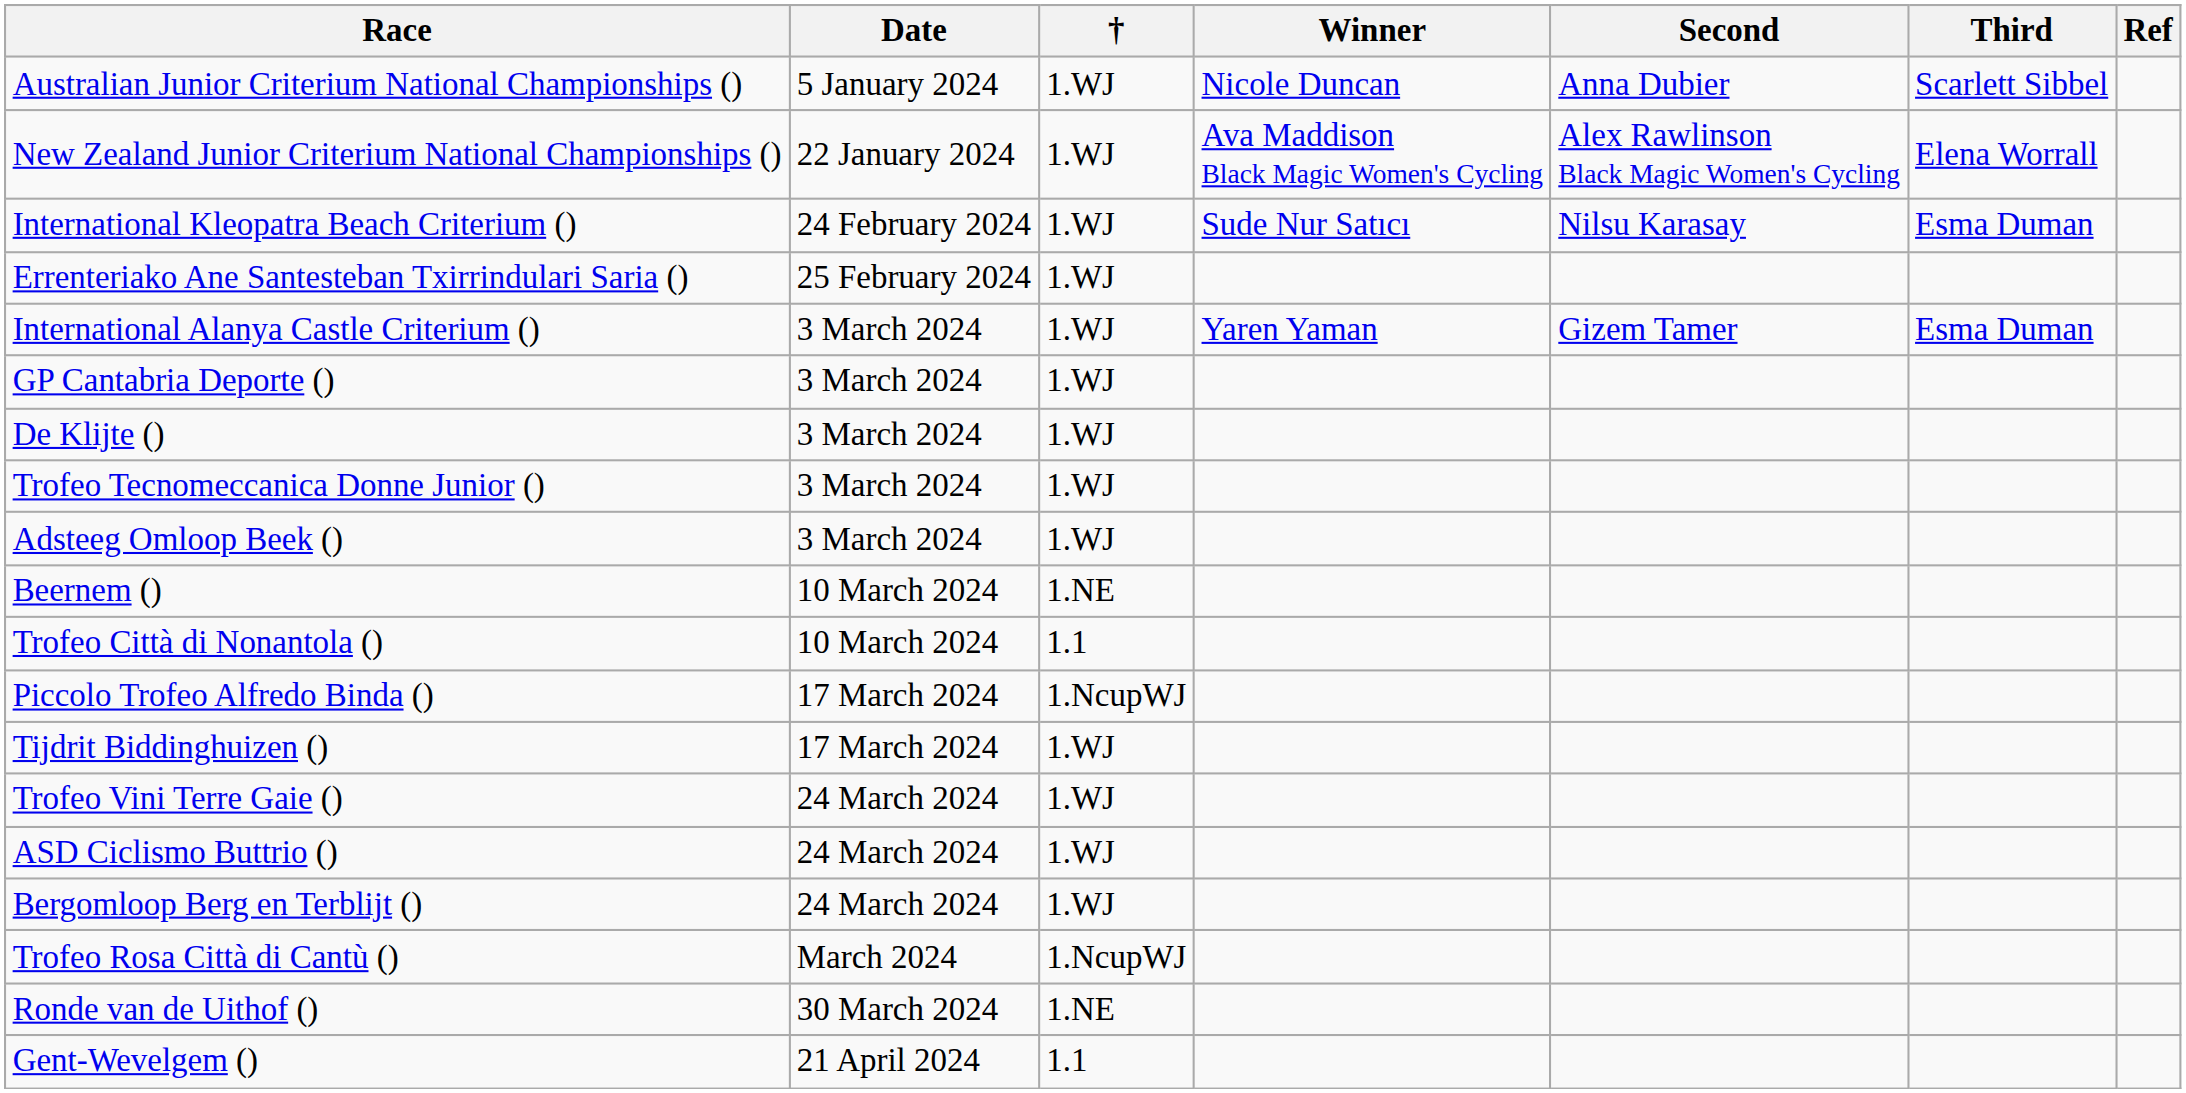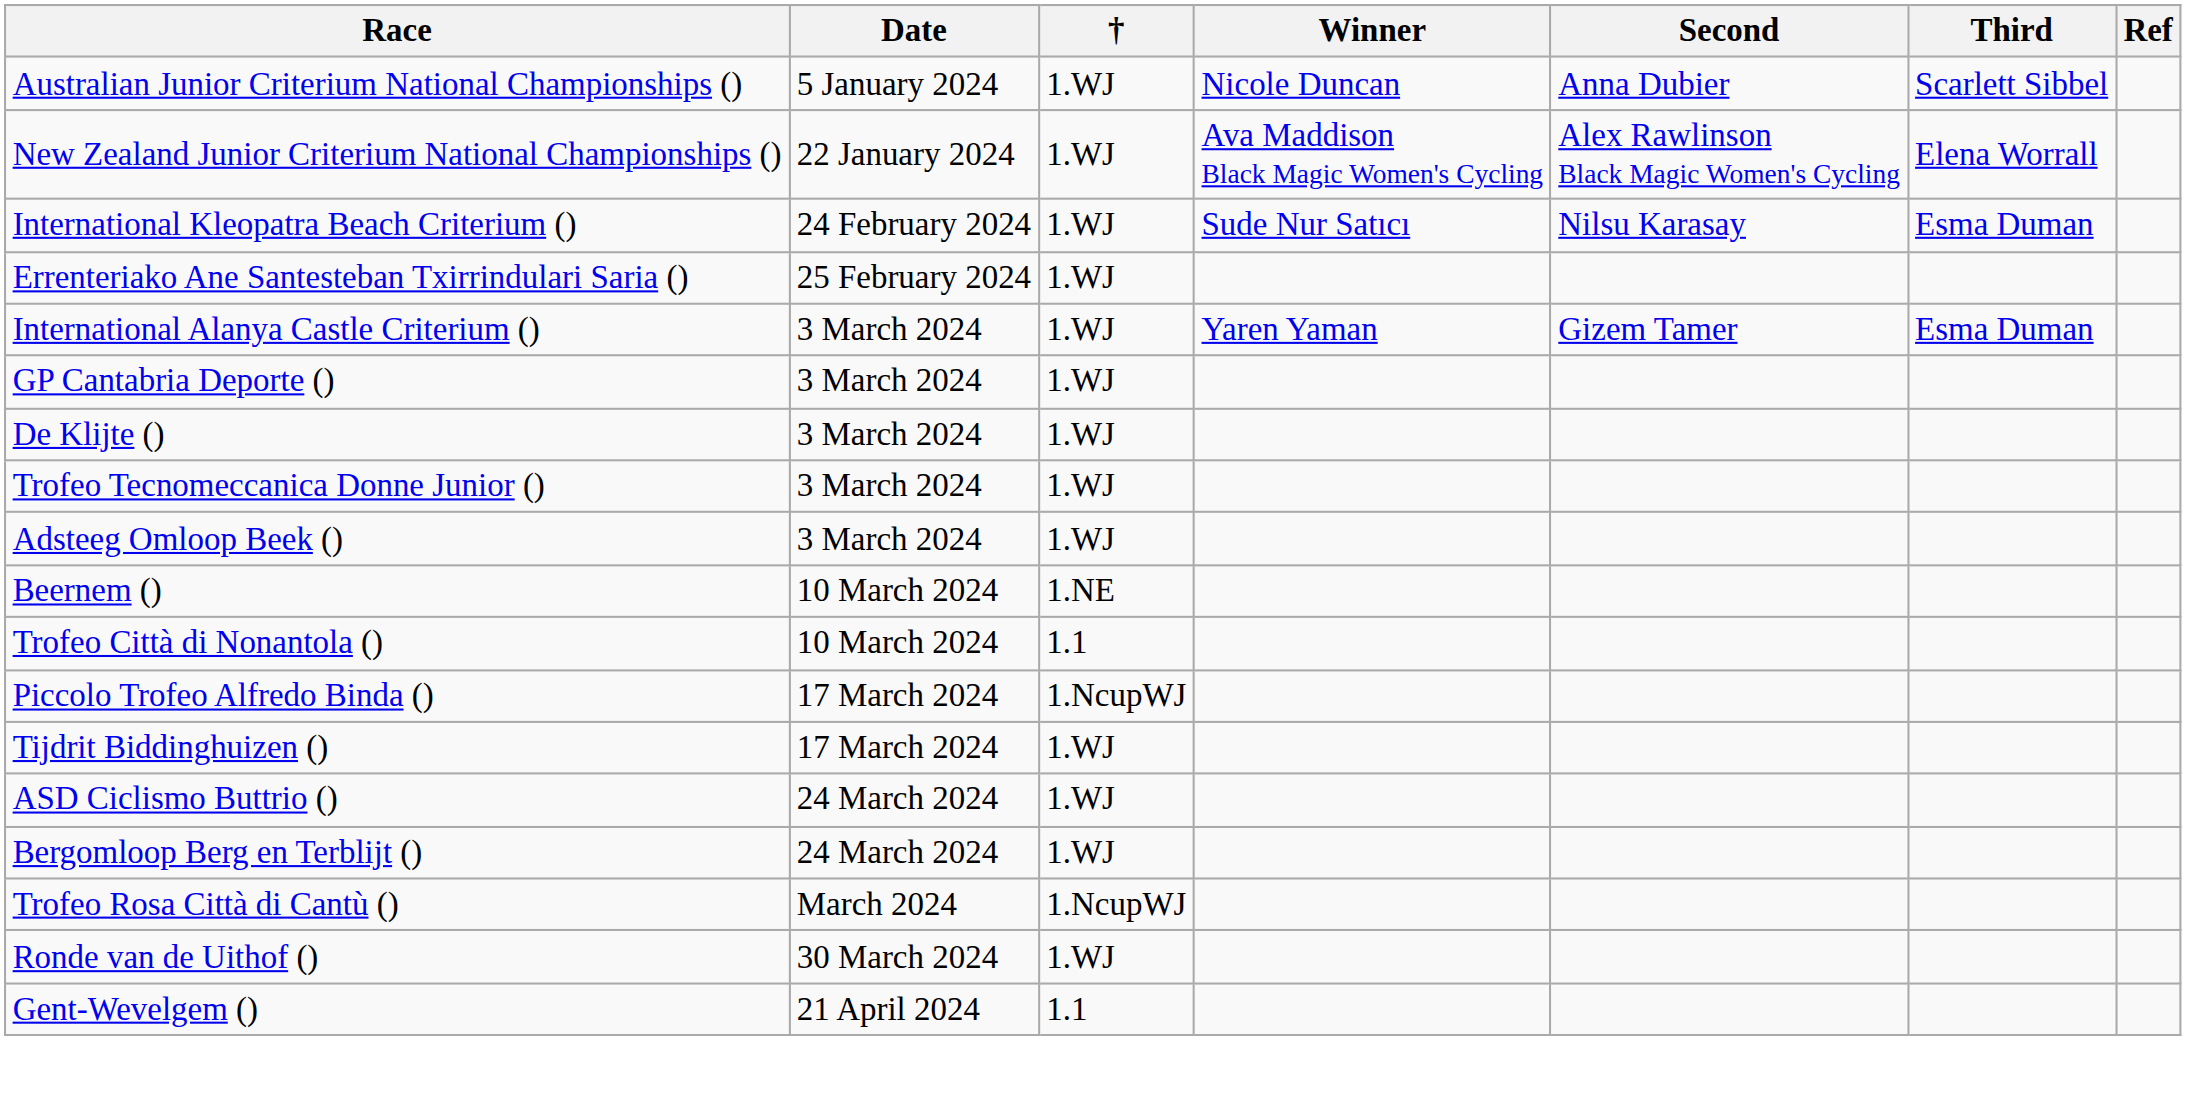- row: (178, 799)
(1081, 1008) 1.NE -> (1081, 956) 1.WJ
